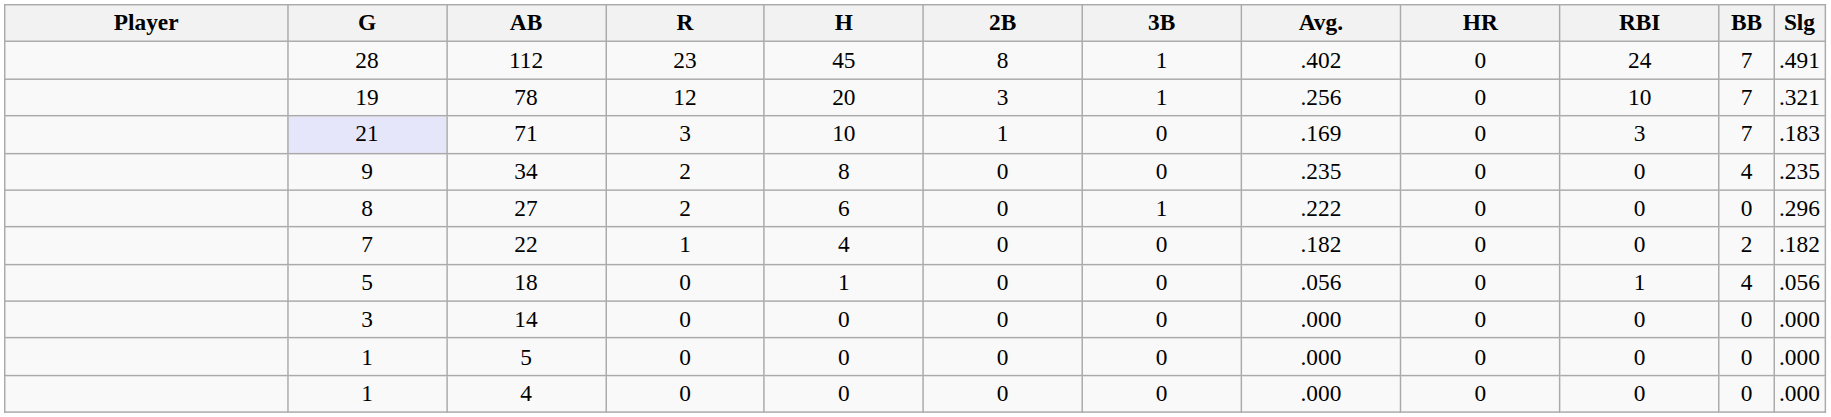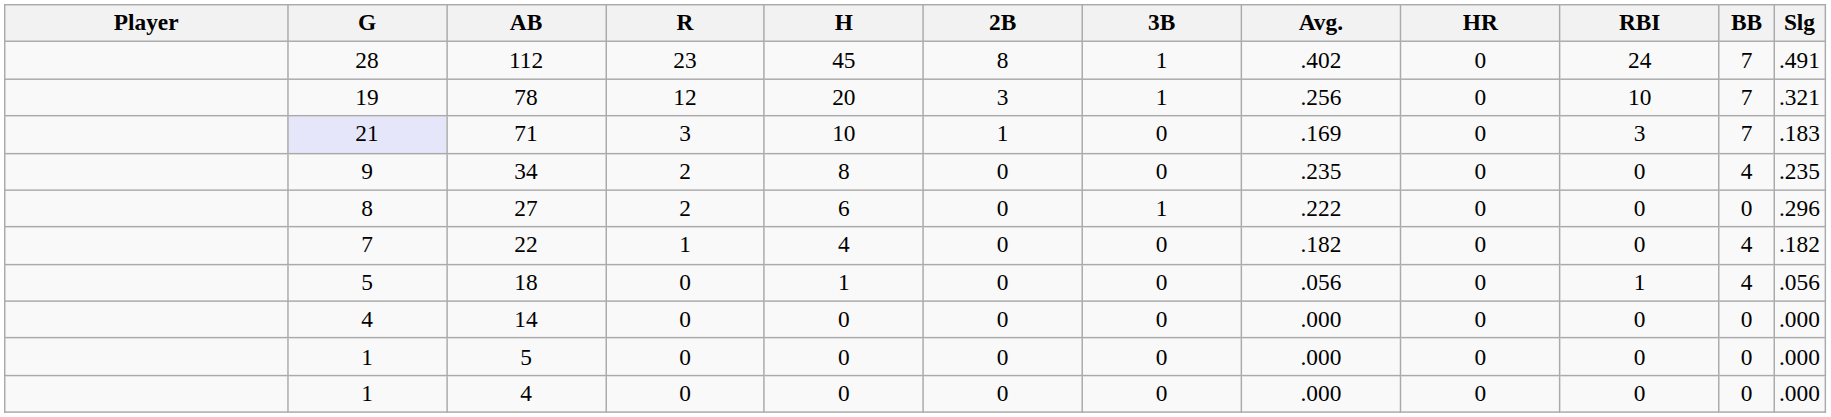(1747, 245) 2 -> (1747, 245) 4
(367, 319) 3 -> (367, 319) 4
